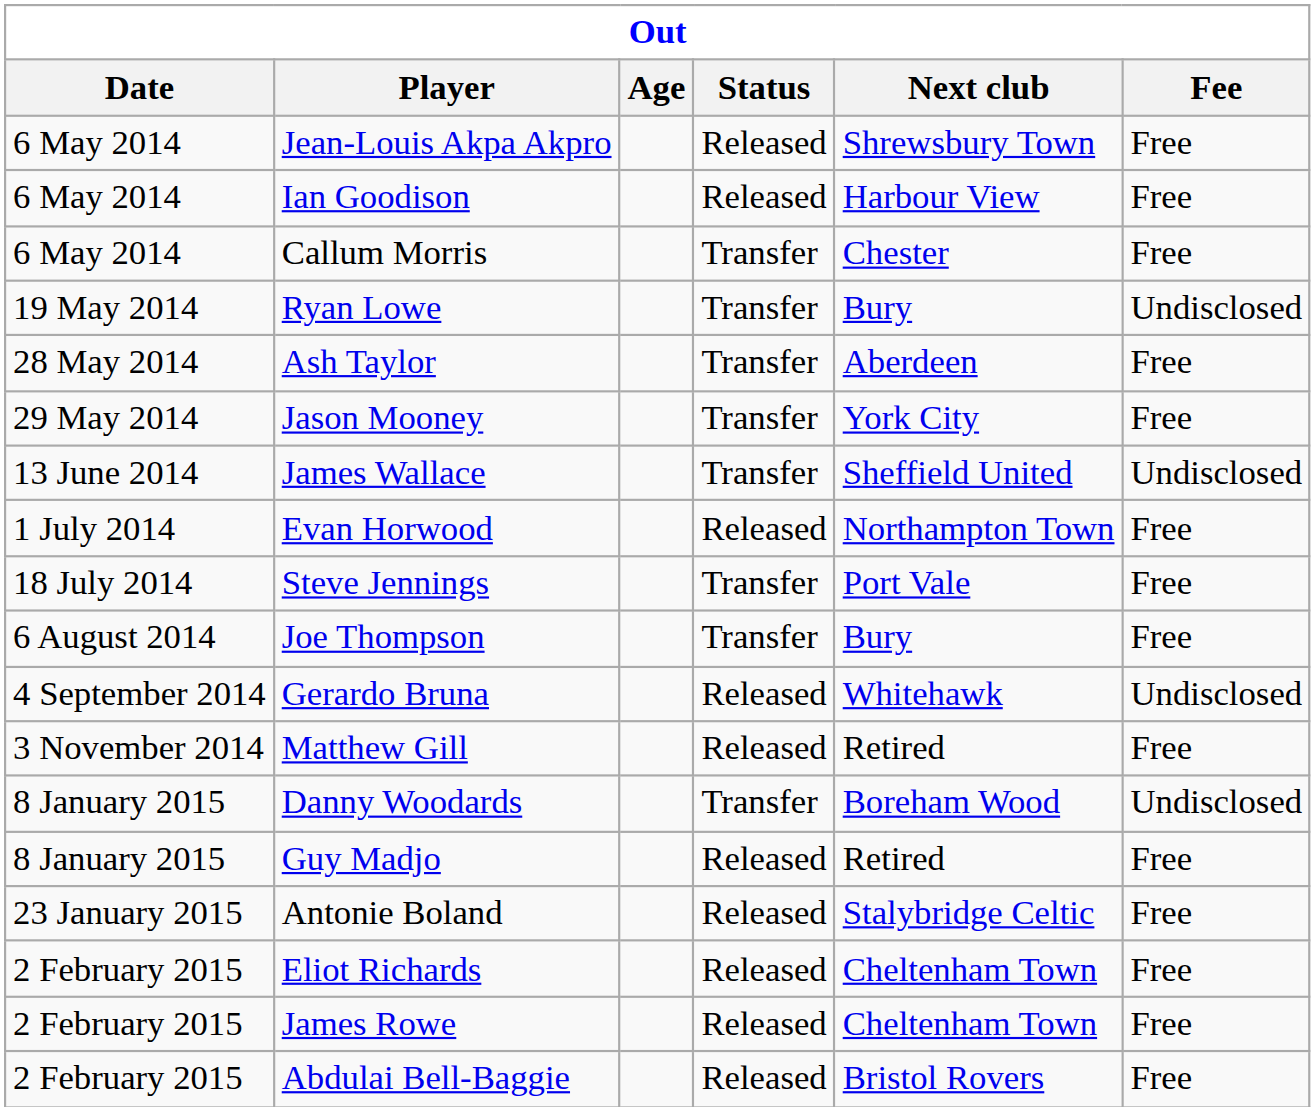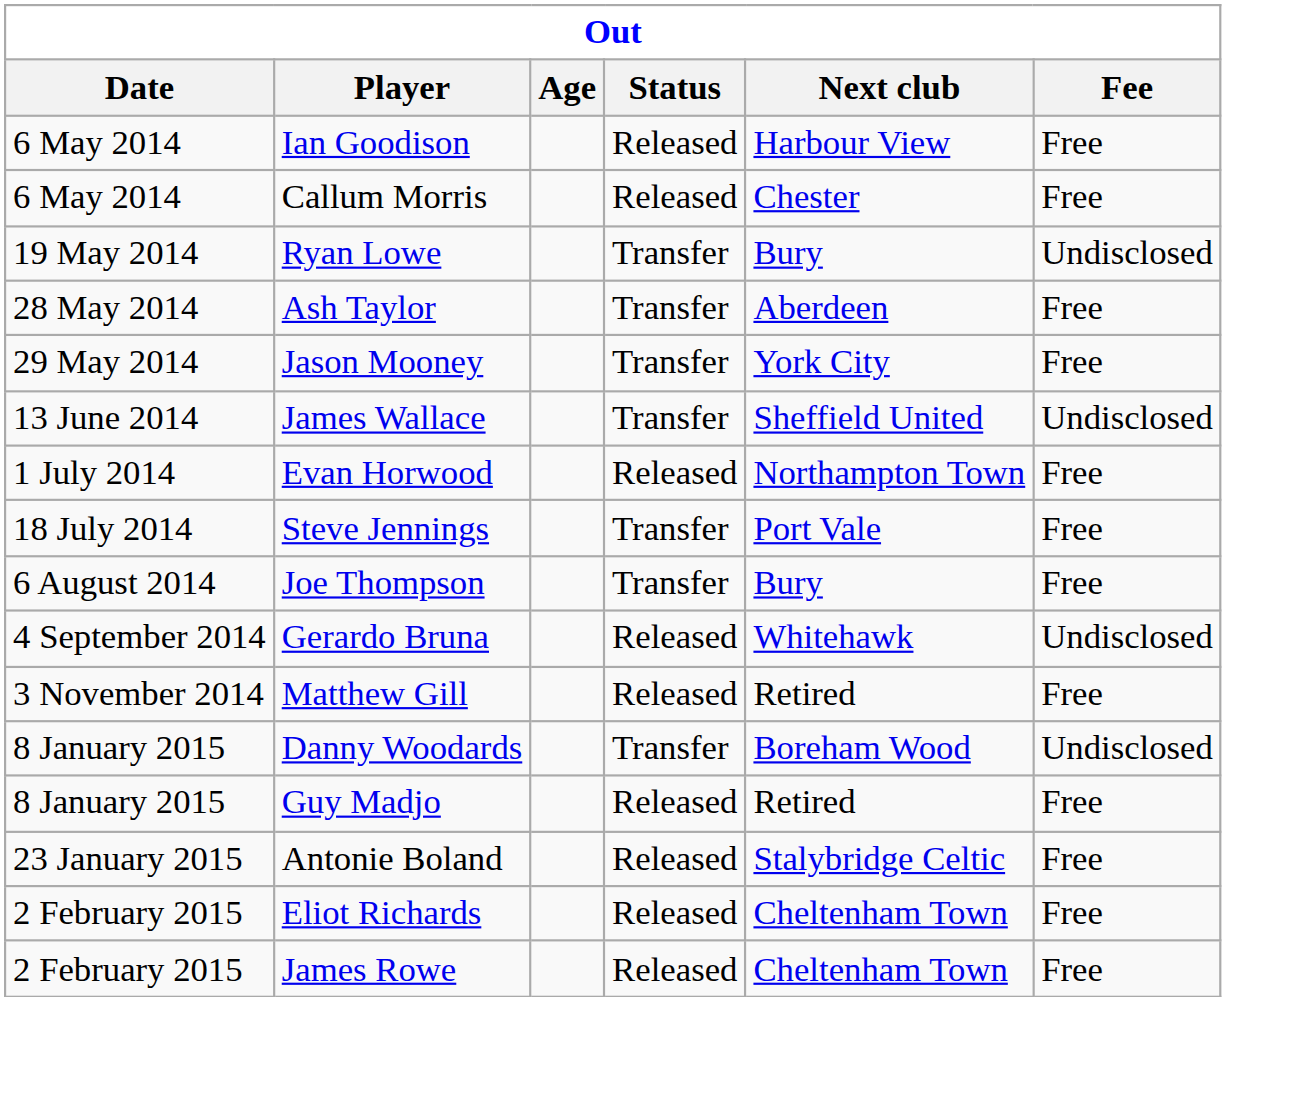- row: (447, 142)
(760, 252) Transfer -> (675, 197) Released
- row: (426, 1078)
